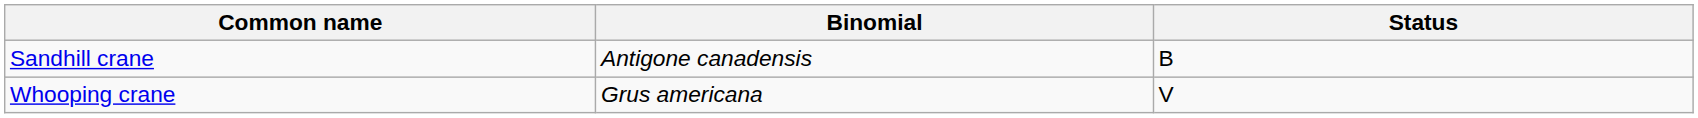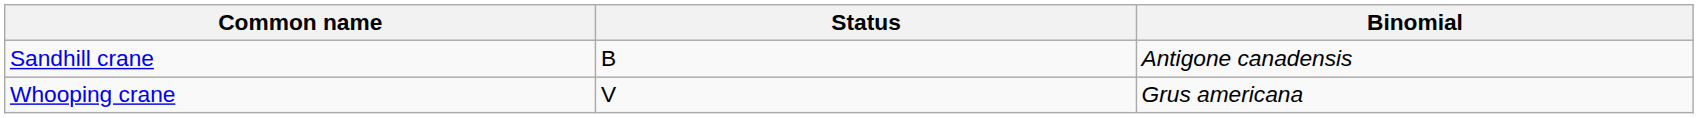columns swapped: (874, 22) <-> (1423, 22)
